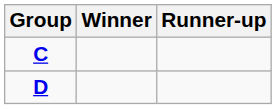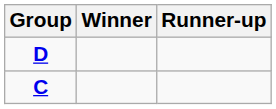rows swapped: (41, 53) <-> (41, 86)
